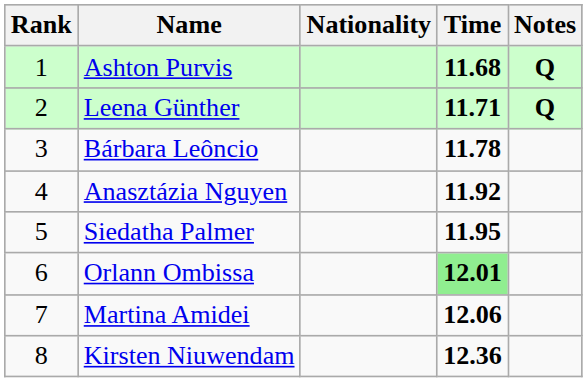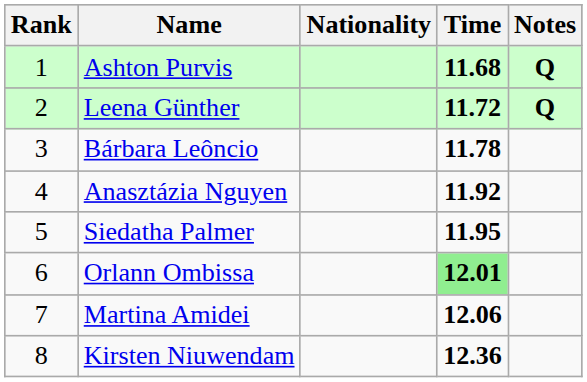(473, 107) 11.71 -> (473, 107) 11.72
